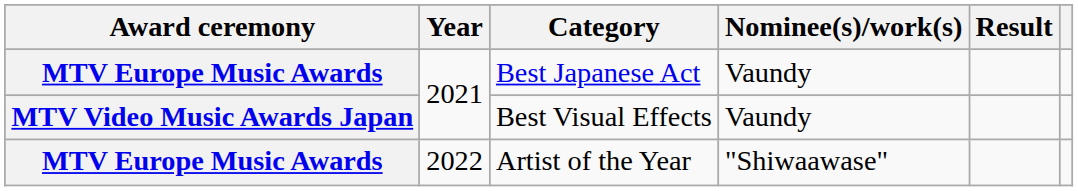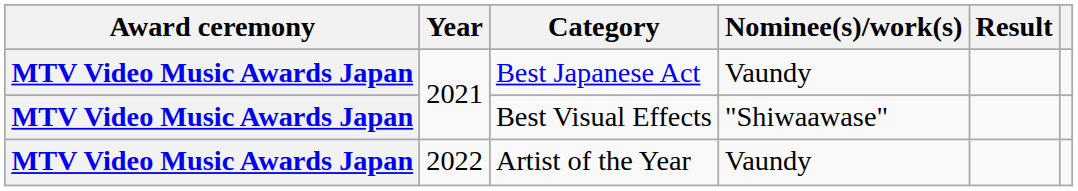(212, 71) MTV Europe Music Awards -> (212, 71) MTV Video Music Awards Japan
(768, 116) Vaundy -> (806, 116) "Shiwaawase"
(212, 161) MTV Europe Music Awards -> (212, 161) MTV Video Music Awards Japan
(806, 161) "Shiwaawase" -> (768, 161) Vaundy
